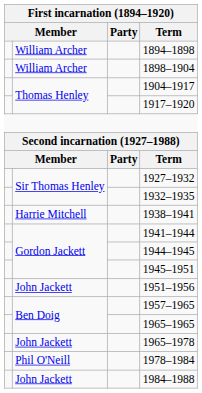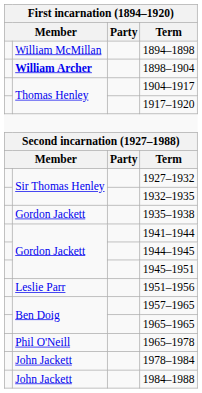(51, 50) William Archer -> (58, 50) William McMillan
(51, 68) normal -> (54, 68) bold
+ row: (169, 214)
- row: (169, 214)
(44, 287) John Jackett -> (40, 287) Leslie Parr
(44, 342) John Jackett -> (43, 342) Phil O'Neill
(43, 360) Phil O'Neill -> (44, 360) John Jackett
